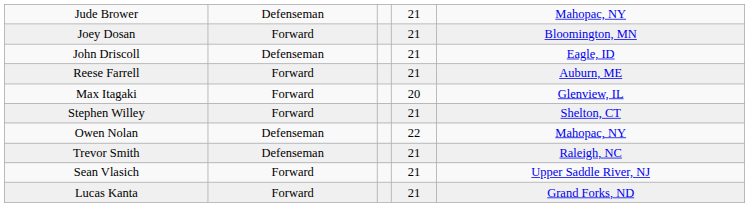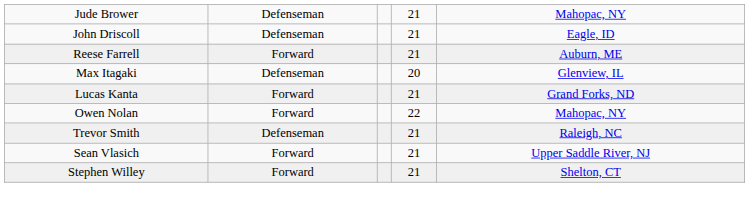- row: (106, 34)
(293, 93) Forward -> (293, 73) Defenseman
rows swapped: (106, 192) <-> (106, 113)
(293, 133) Defenseman -> (293, 113) Forward
